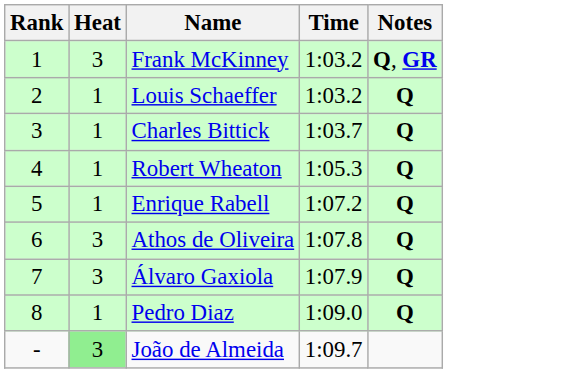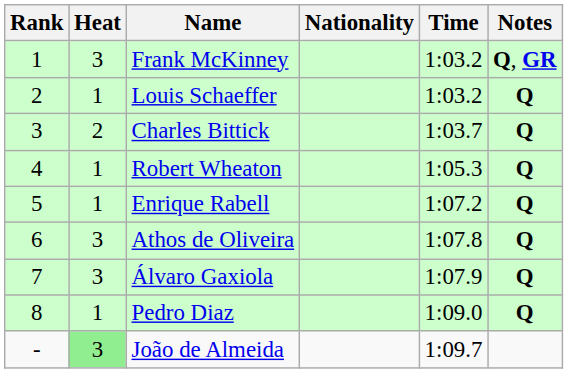+ column: (359, 22)
(97, 131) 1 -> (97, 131) 2
